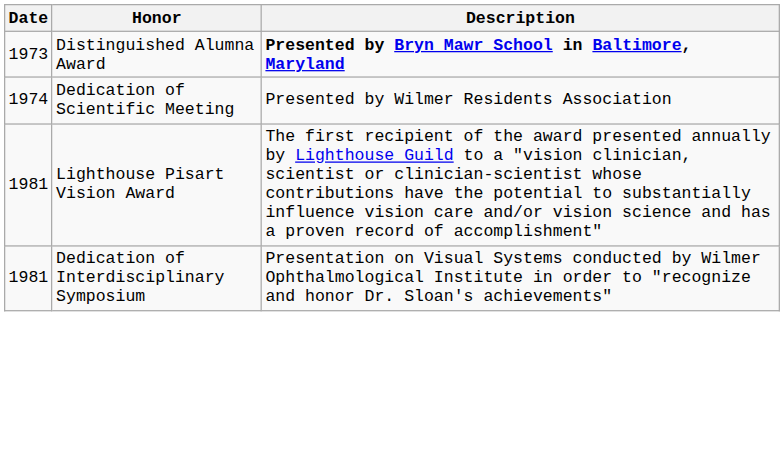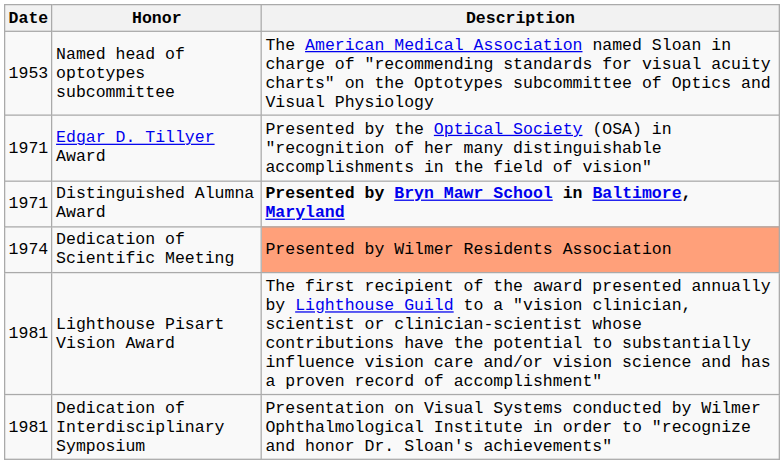+ row: (120, 74)
+ row: (135, 148)
(28, 55) 1973 -> (28, 204) 1971
(469, 100) no background -> (469, 250) lightsalmon background
